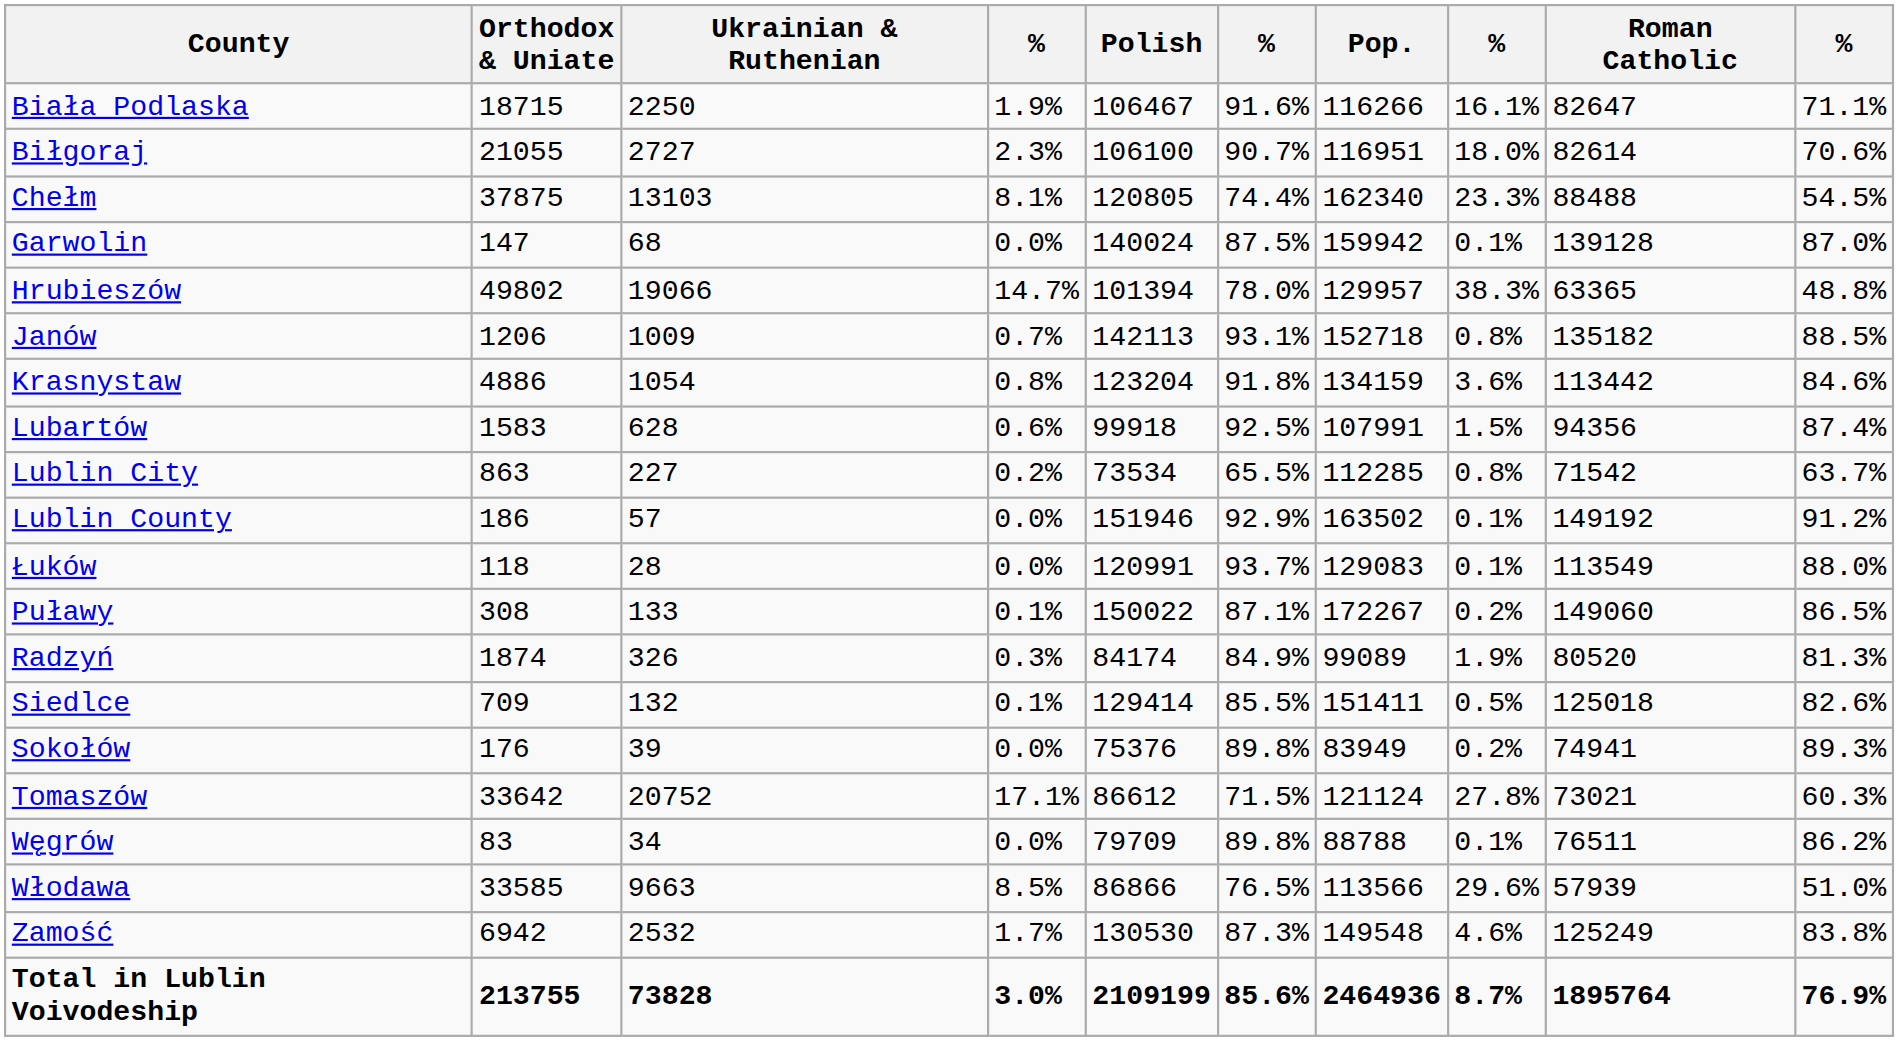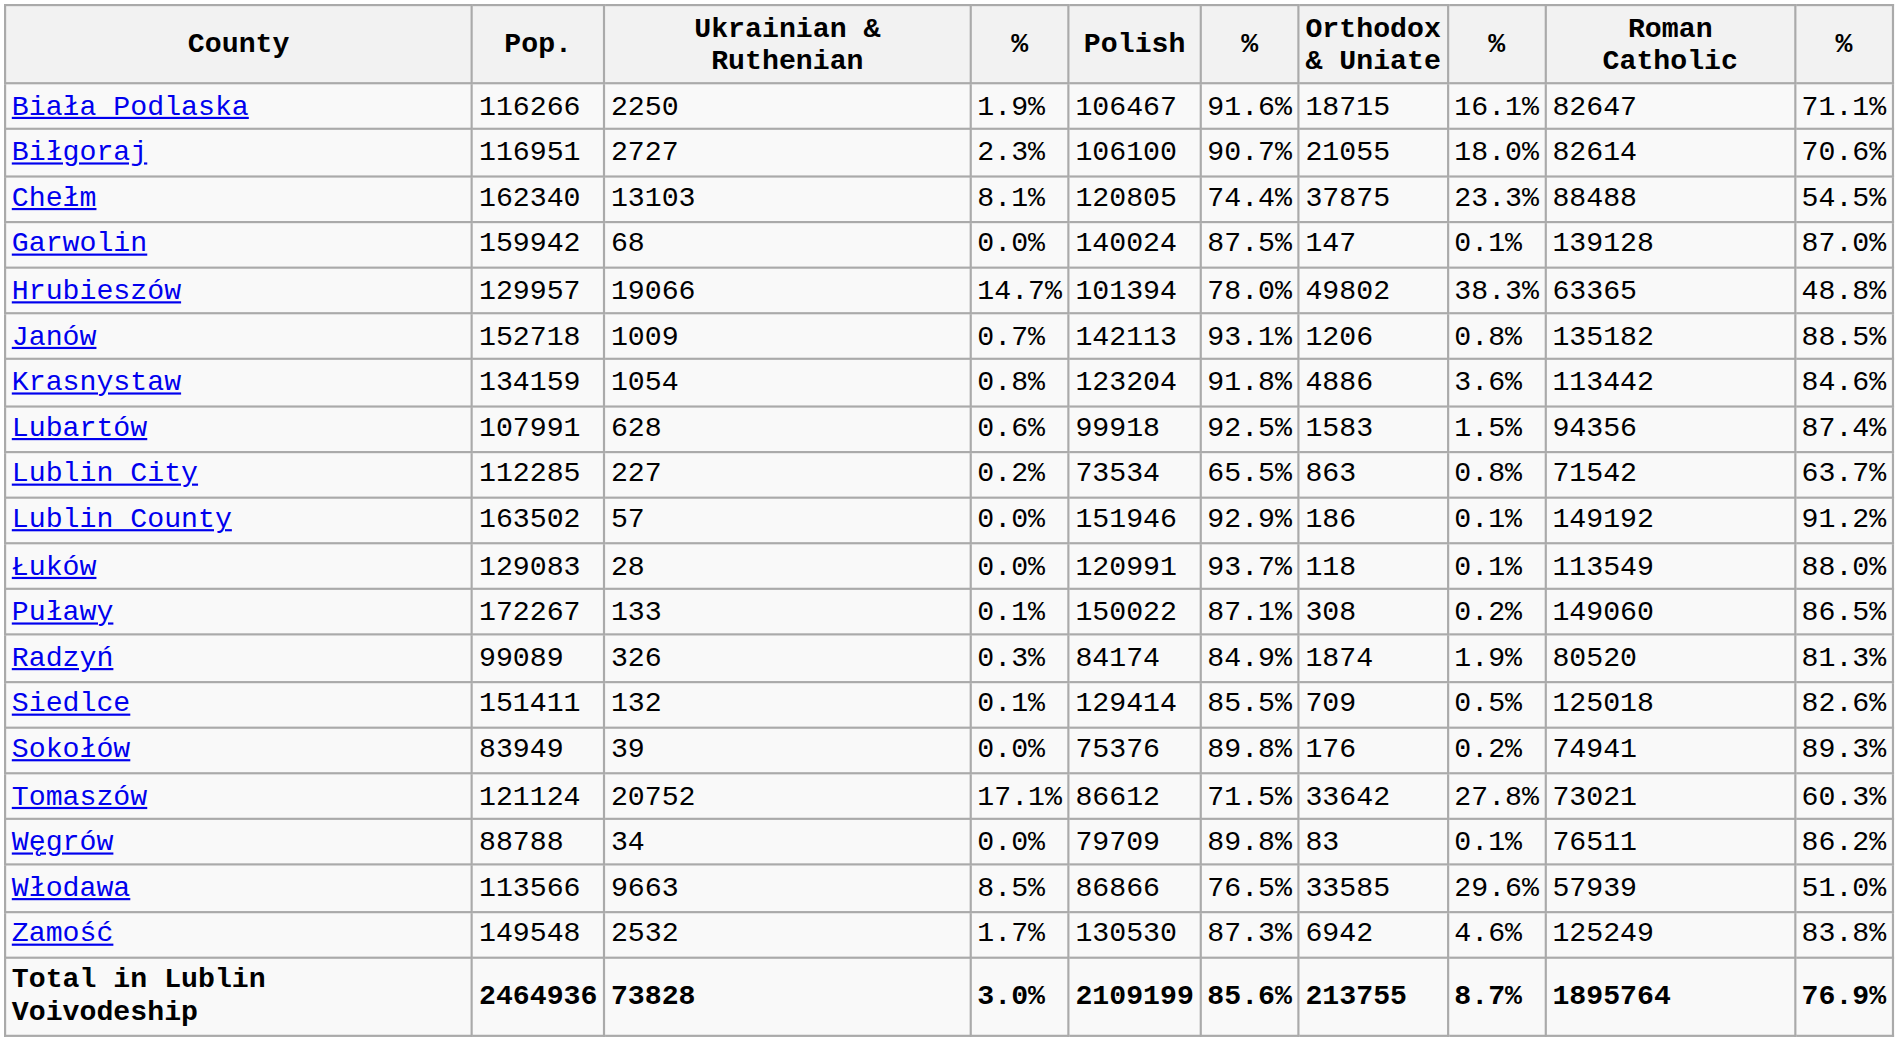columns swapped: (1382, 44) <-> (547, 44)
